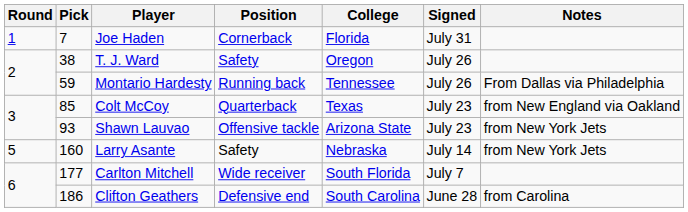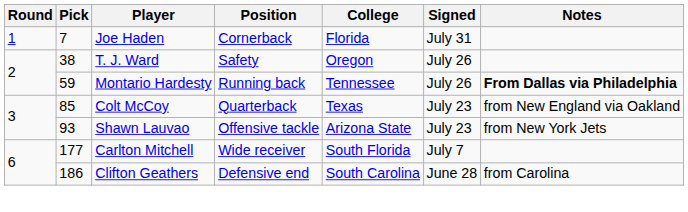(574, 83) normal -> (580, 83) bold
- row: (135, 151)
